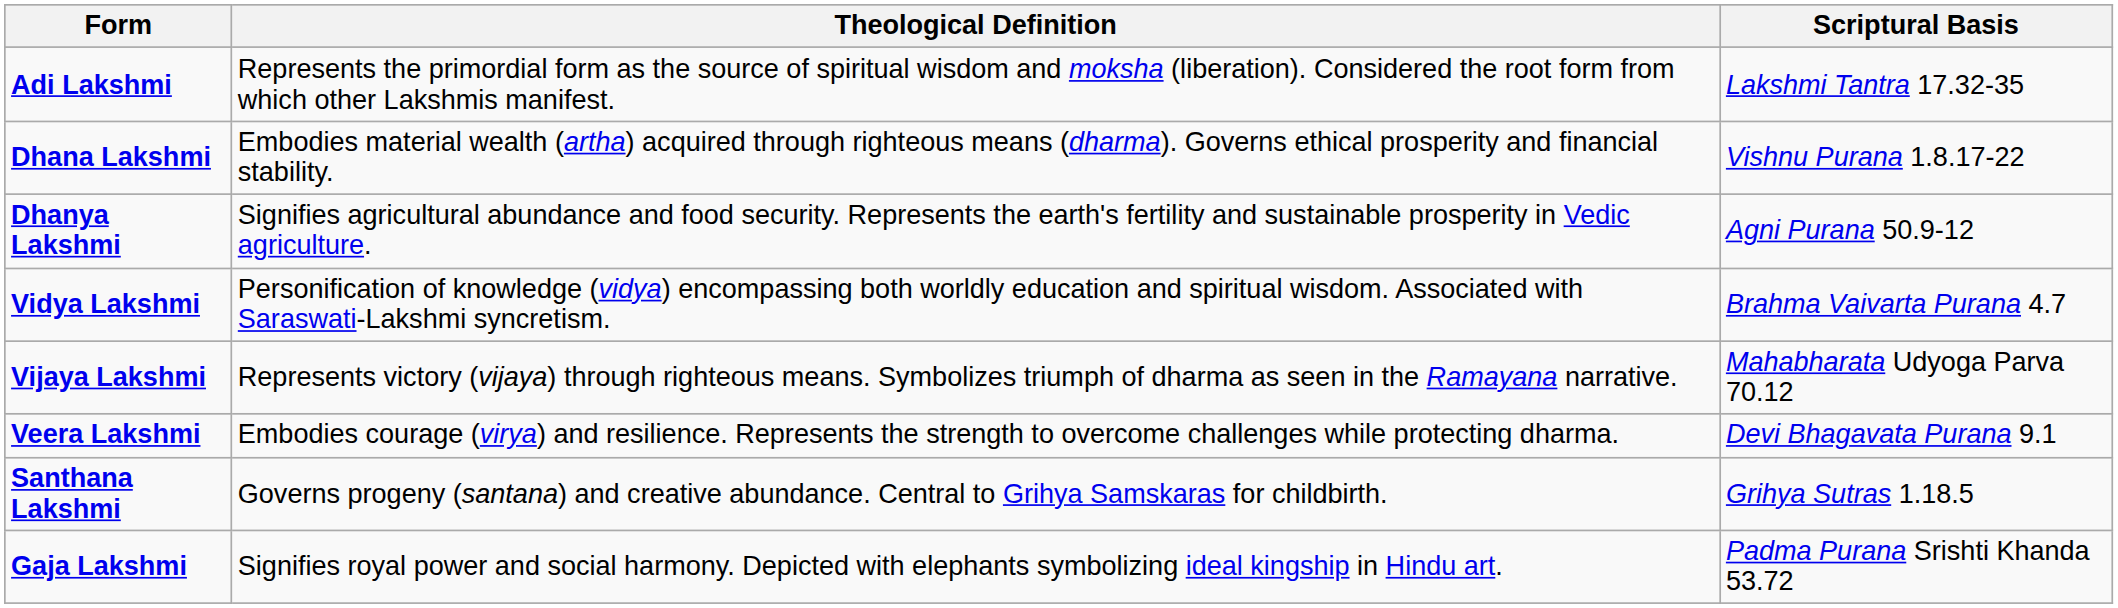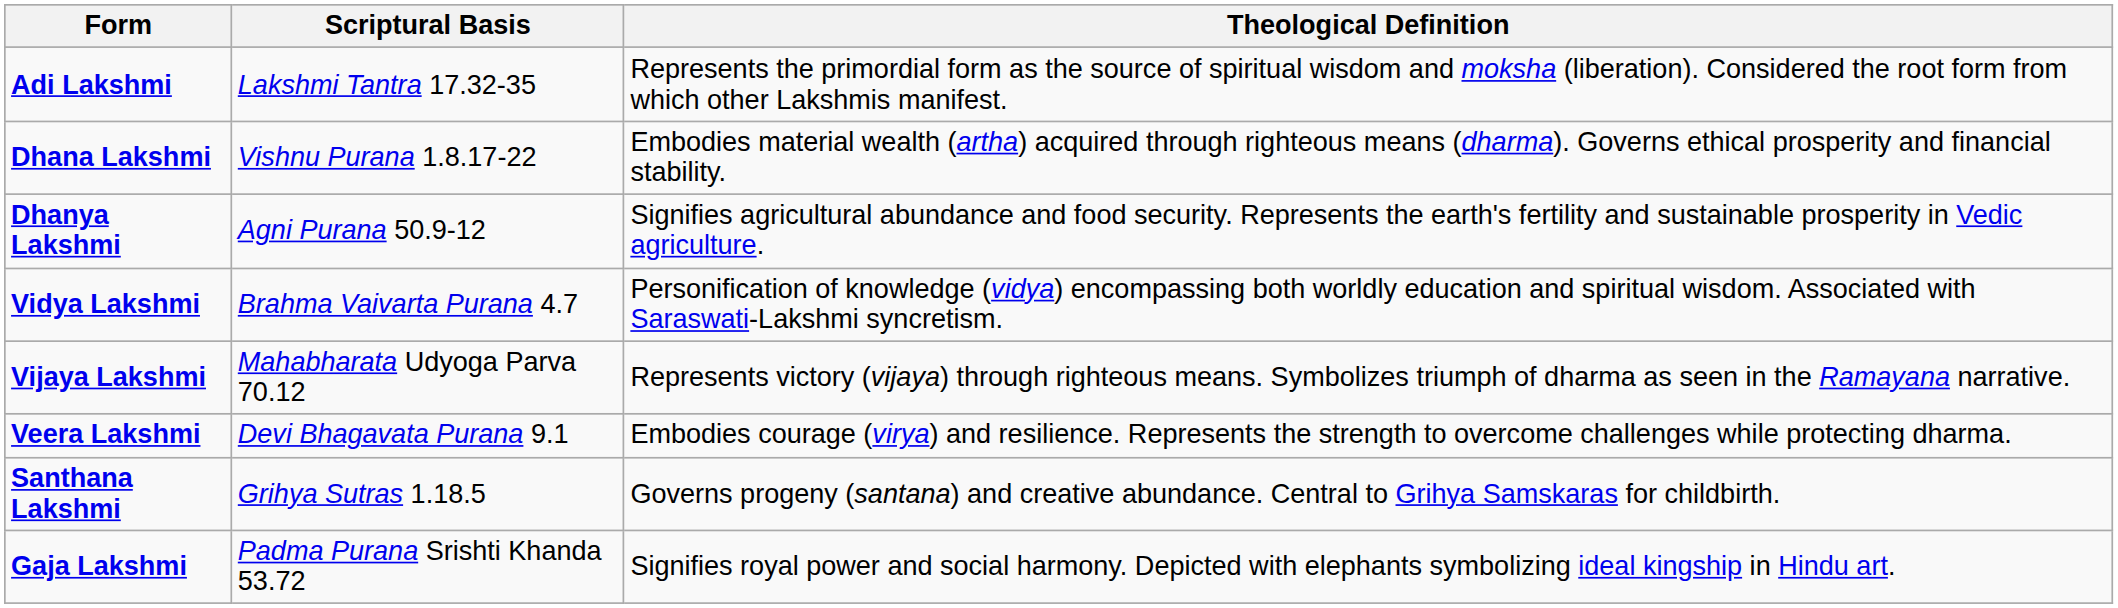columns swapped: (976, 25) <-> (1916, 25)
